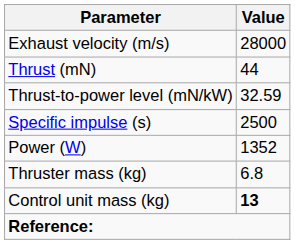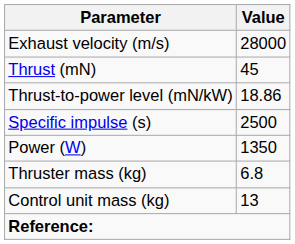(249, 69) 44 -> (249, 69) 45
(261, 95) 32.59 -> (261, 95) 18.86
(259, 148) 1352 -> (259, 148) 1350
(249, 200) bold -> (249, 200) normal
